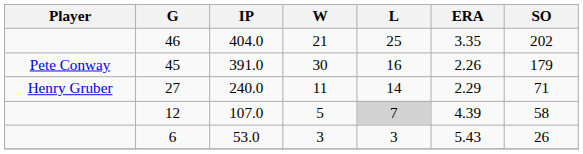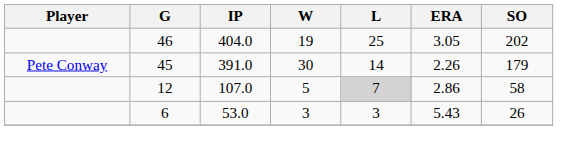(320, 40) 21 -> (306, 40) 19
(468, 40) 3.35 -> (447, 40) 3.05
(394, 64) 16 -> (376, 64) 14
- row: (173, 88)
(468, 112) 4.39 -> (447, 88) 2.86
